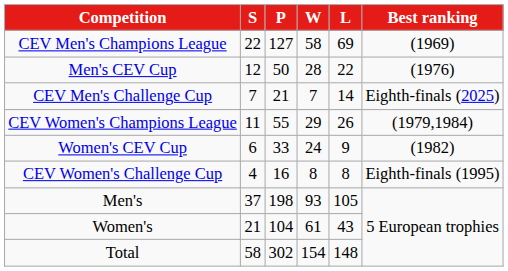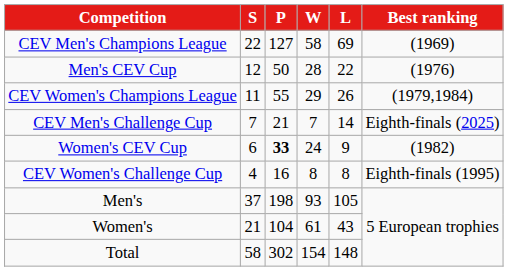rows swapped: (123, 95) <-> (123, 122)
(281, 148) normal -> (281, 148) bold
